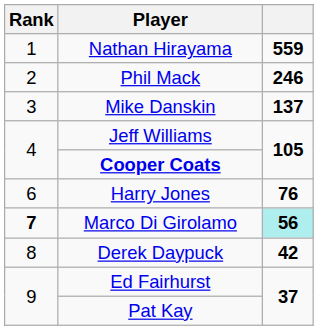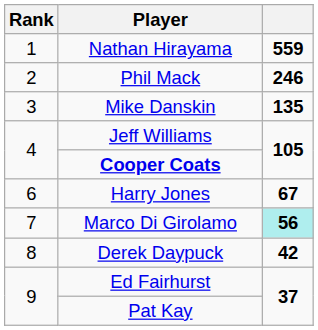(288, 107) 137 -> (288, 107) 135
(288, 194) 76 -> (288, 194) 67
(31, 223) bold -> (31, 223) normal
